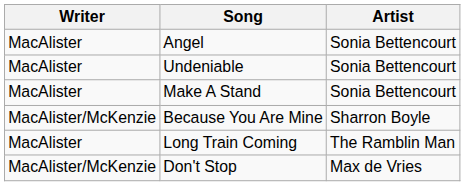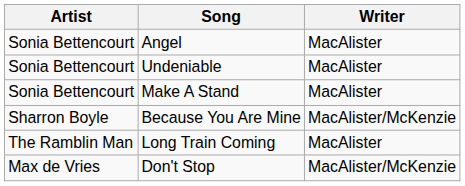columns swapped: (393, 17) <-> (82, 17)
